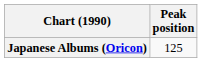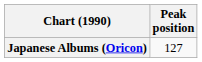(173, 47) 125 -> (173, 47) 127
